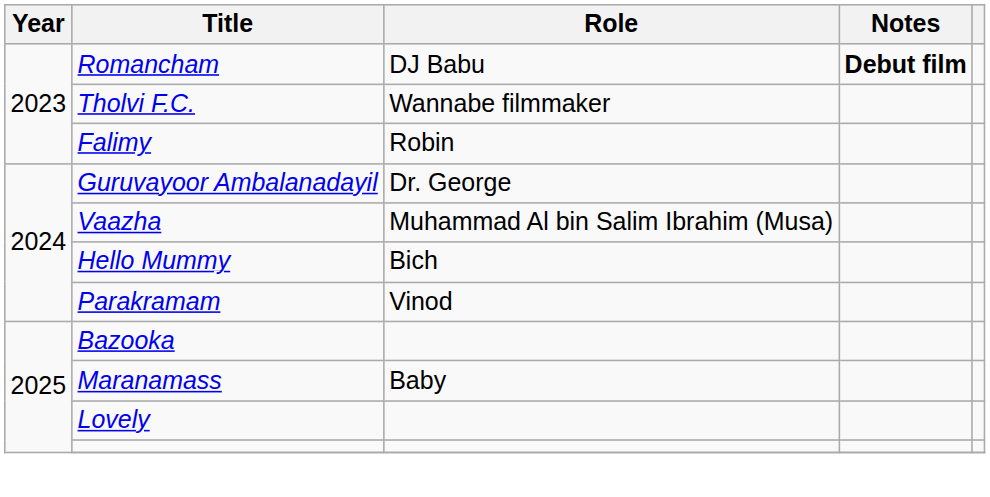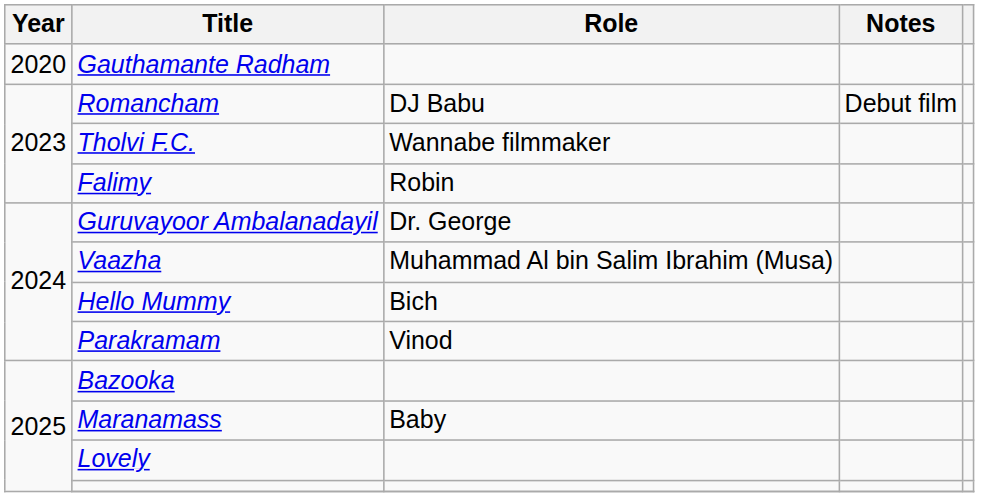+ row: (204, 63)
(906, 63) bold -> (901, 103) normal
